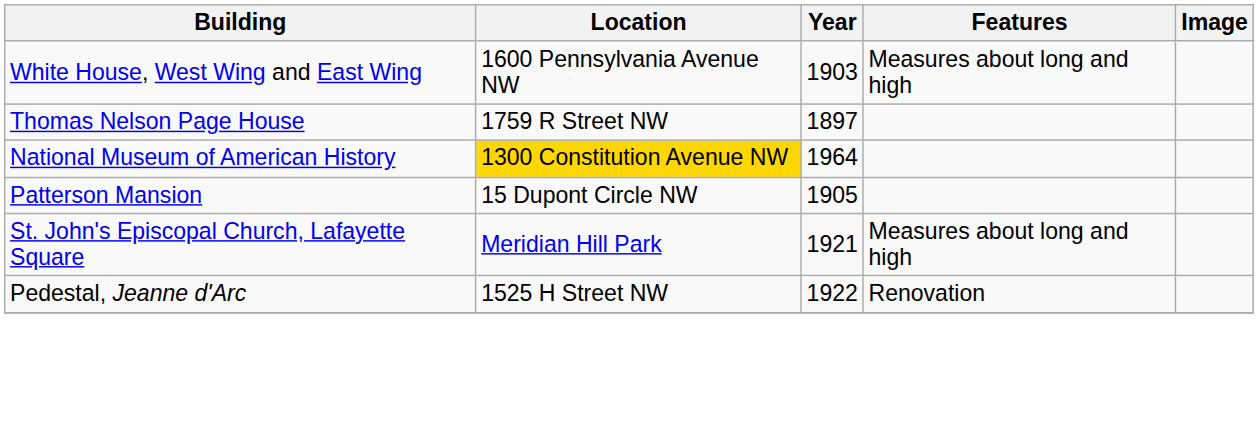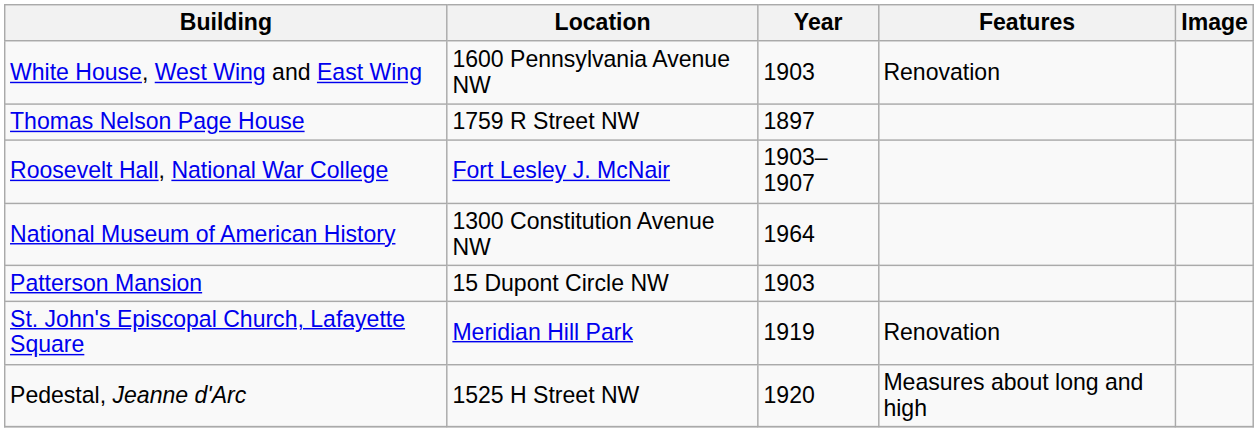(999, 72) Measures about long and high -> (942, 72) Renovation
+ row: (199, 171)
(635, 158) gold background -> (583, 233) no background
(832, 194) 1905 -> (789, 283) 1903
(832, 244) 1921 -> (789, 332) 1919
(999, 244) Measures about long and high -> (942, 332) Renovation
(832, 293) 1922 -> (789, 395) 1920
(927, 293) Renovation -> (1013, 395) Measures about long and high
